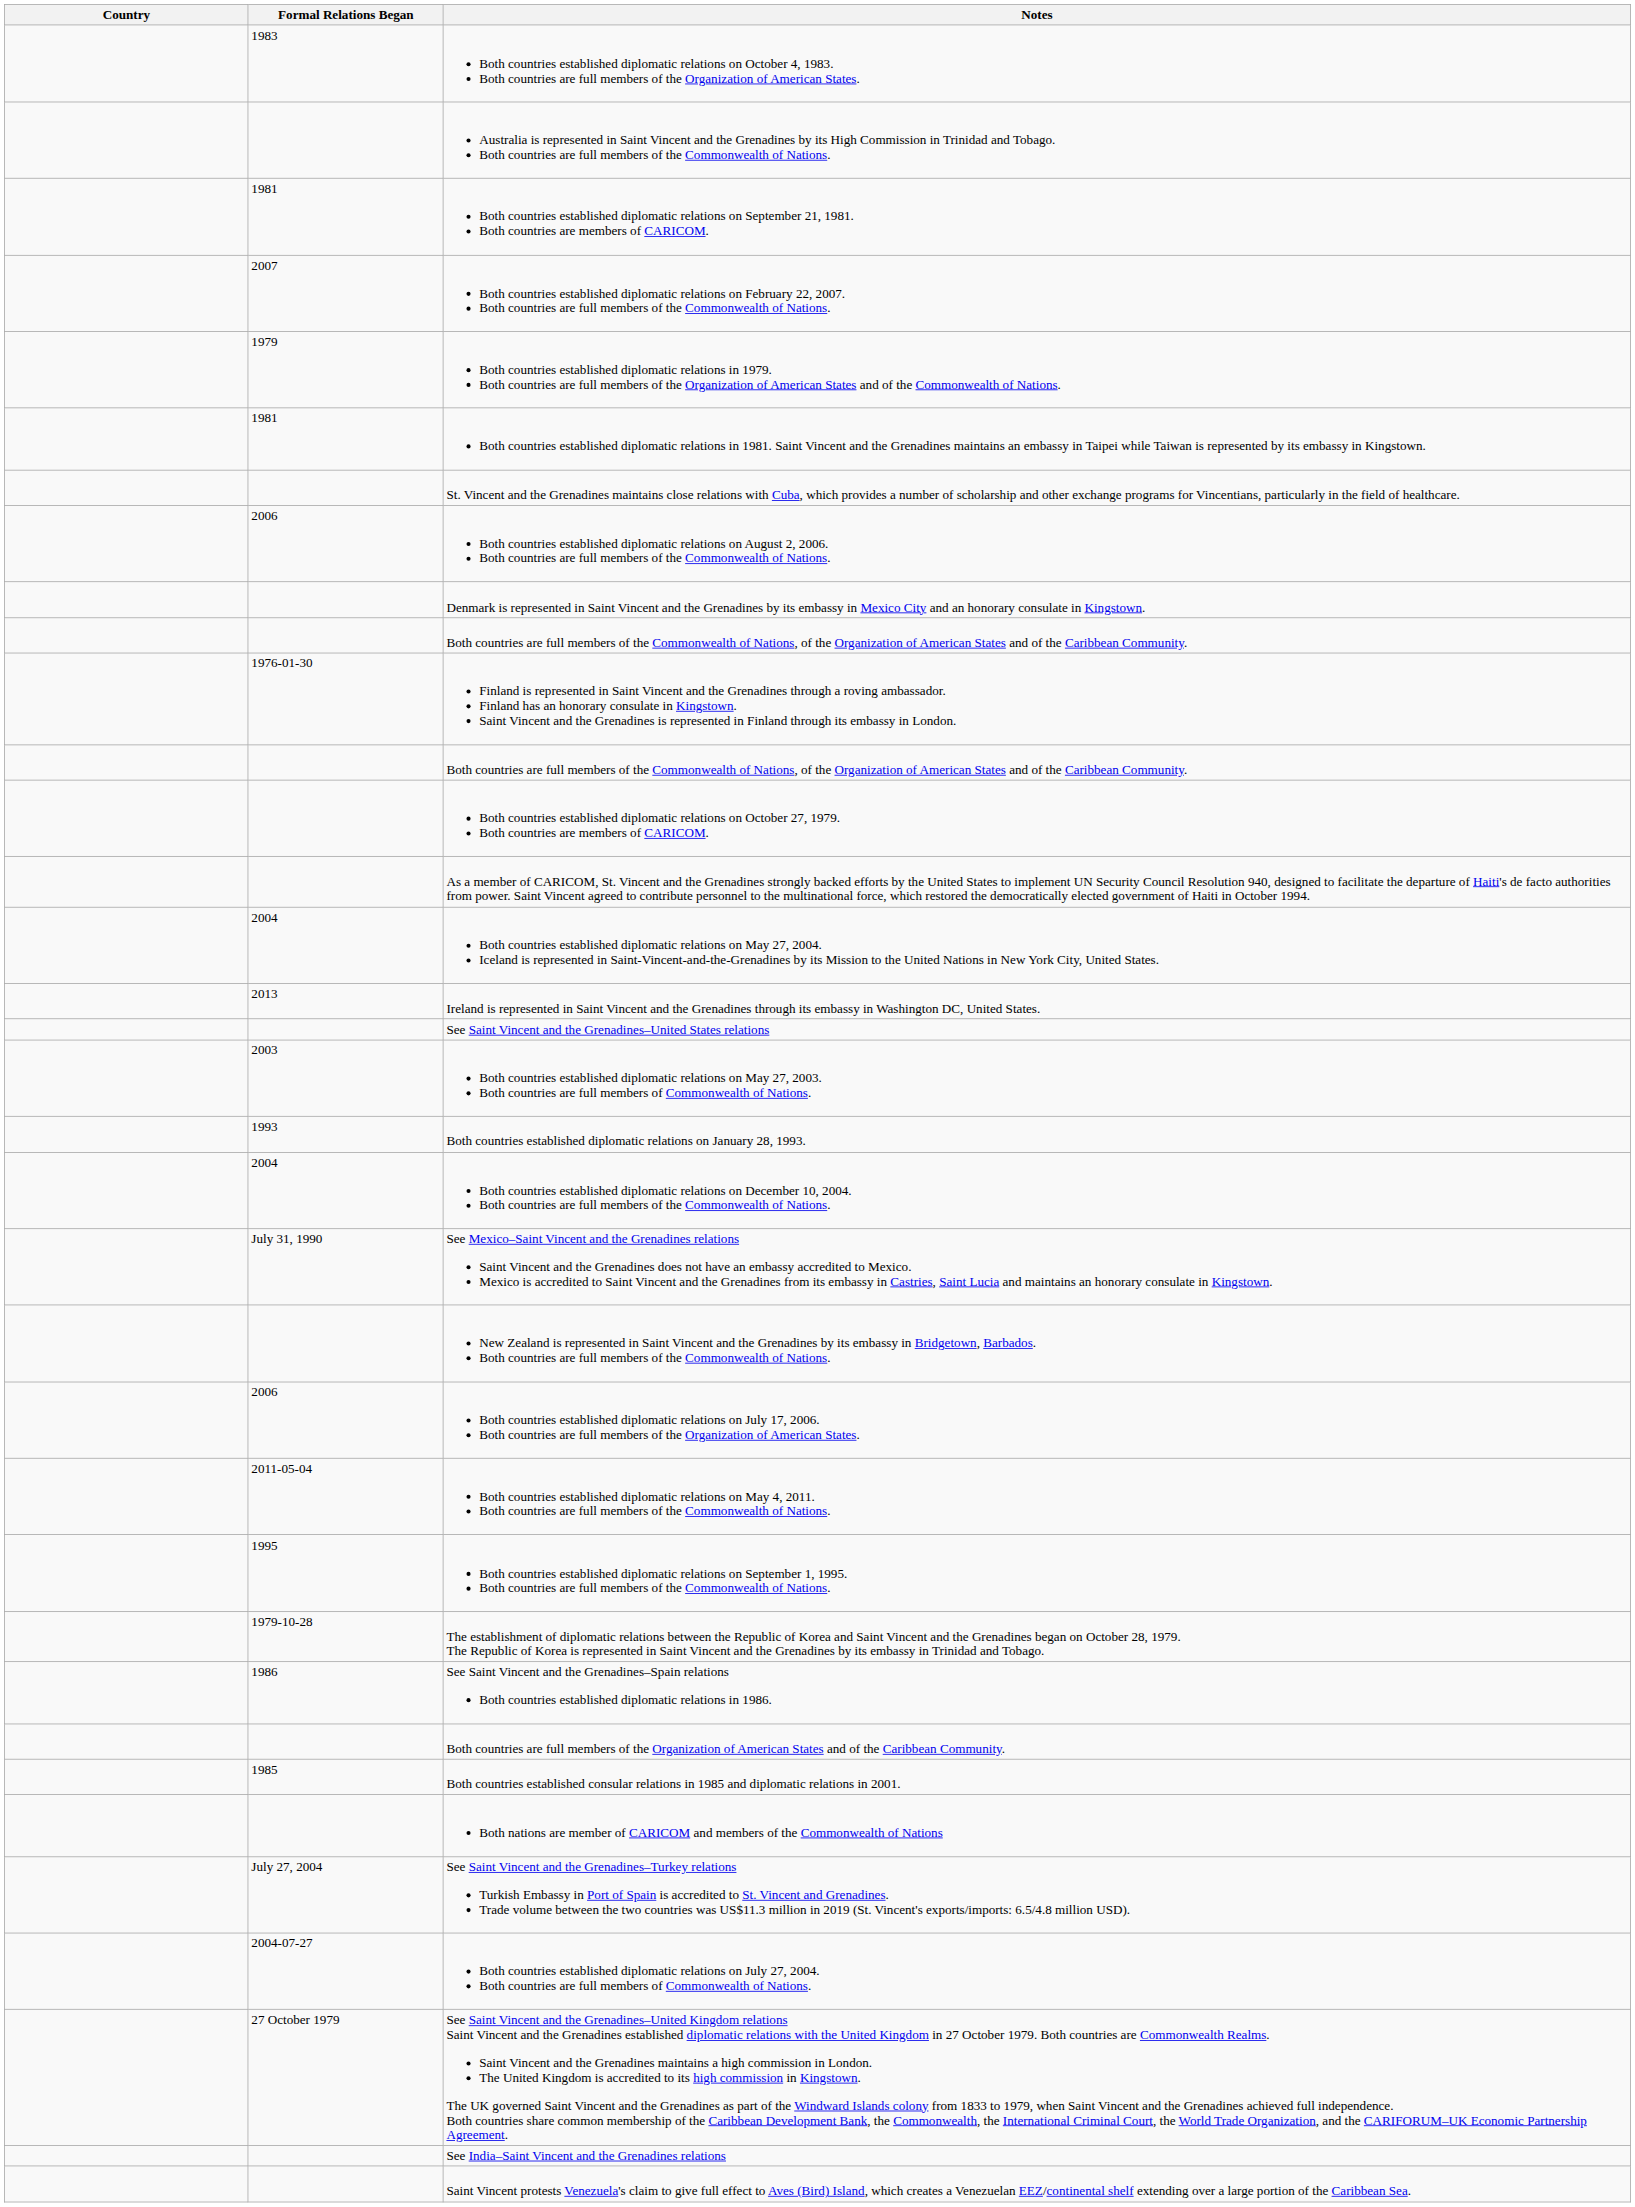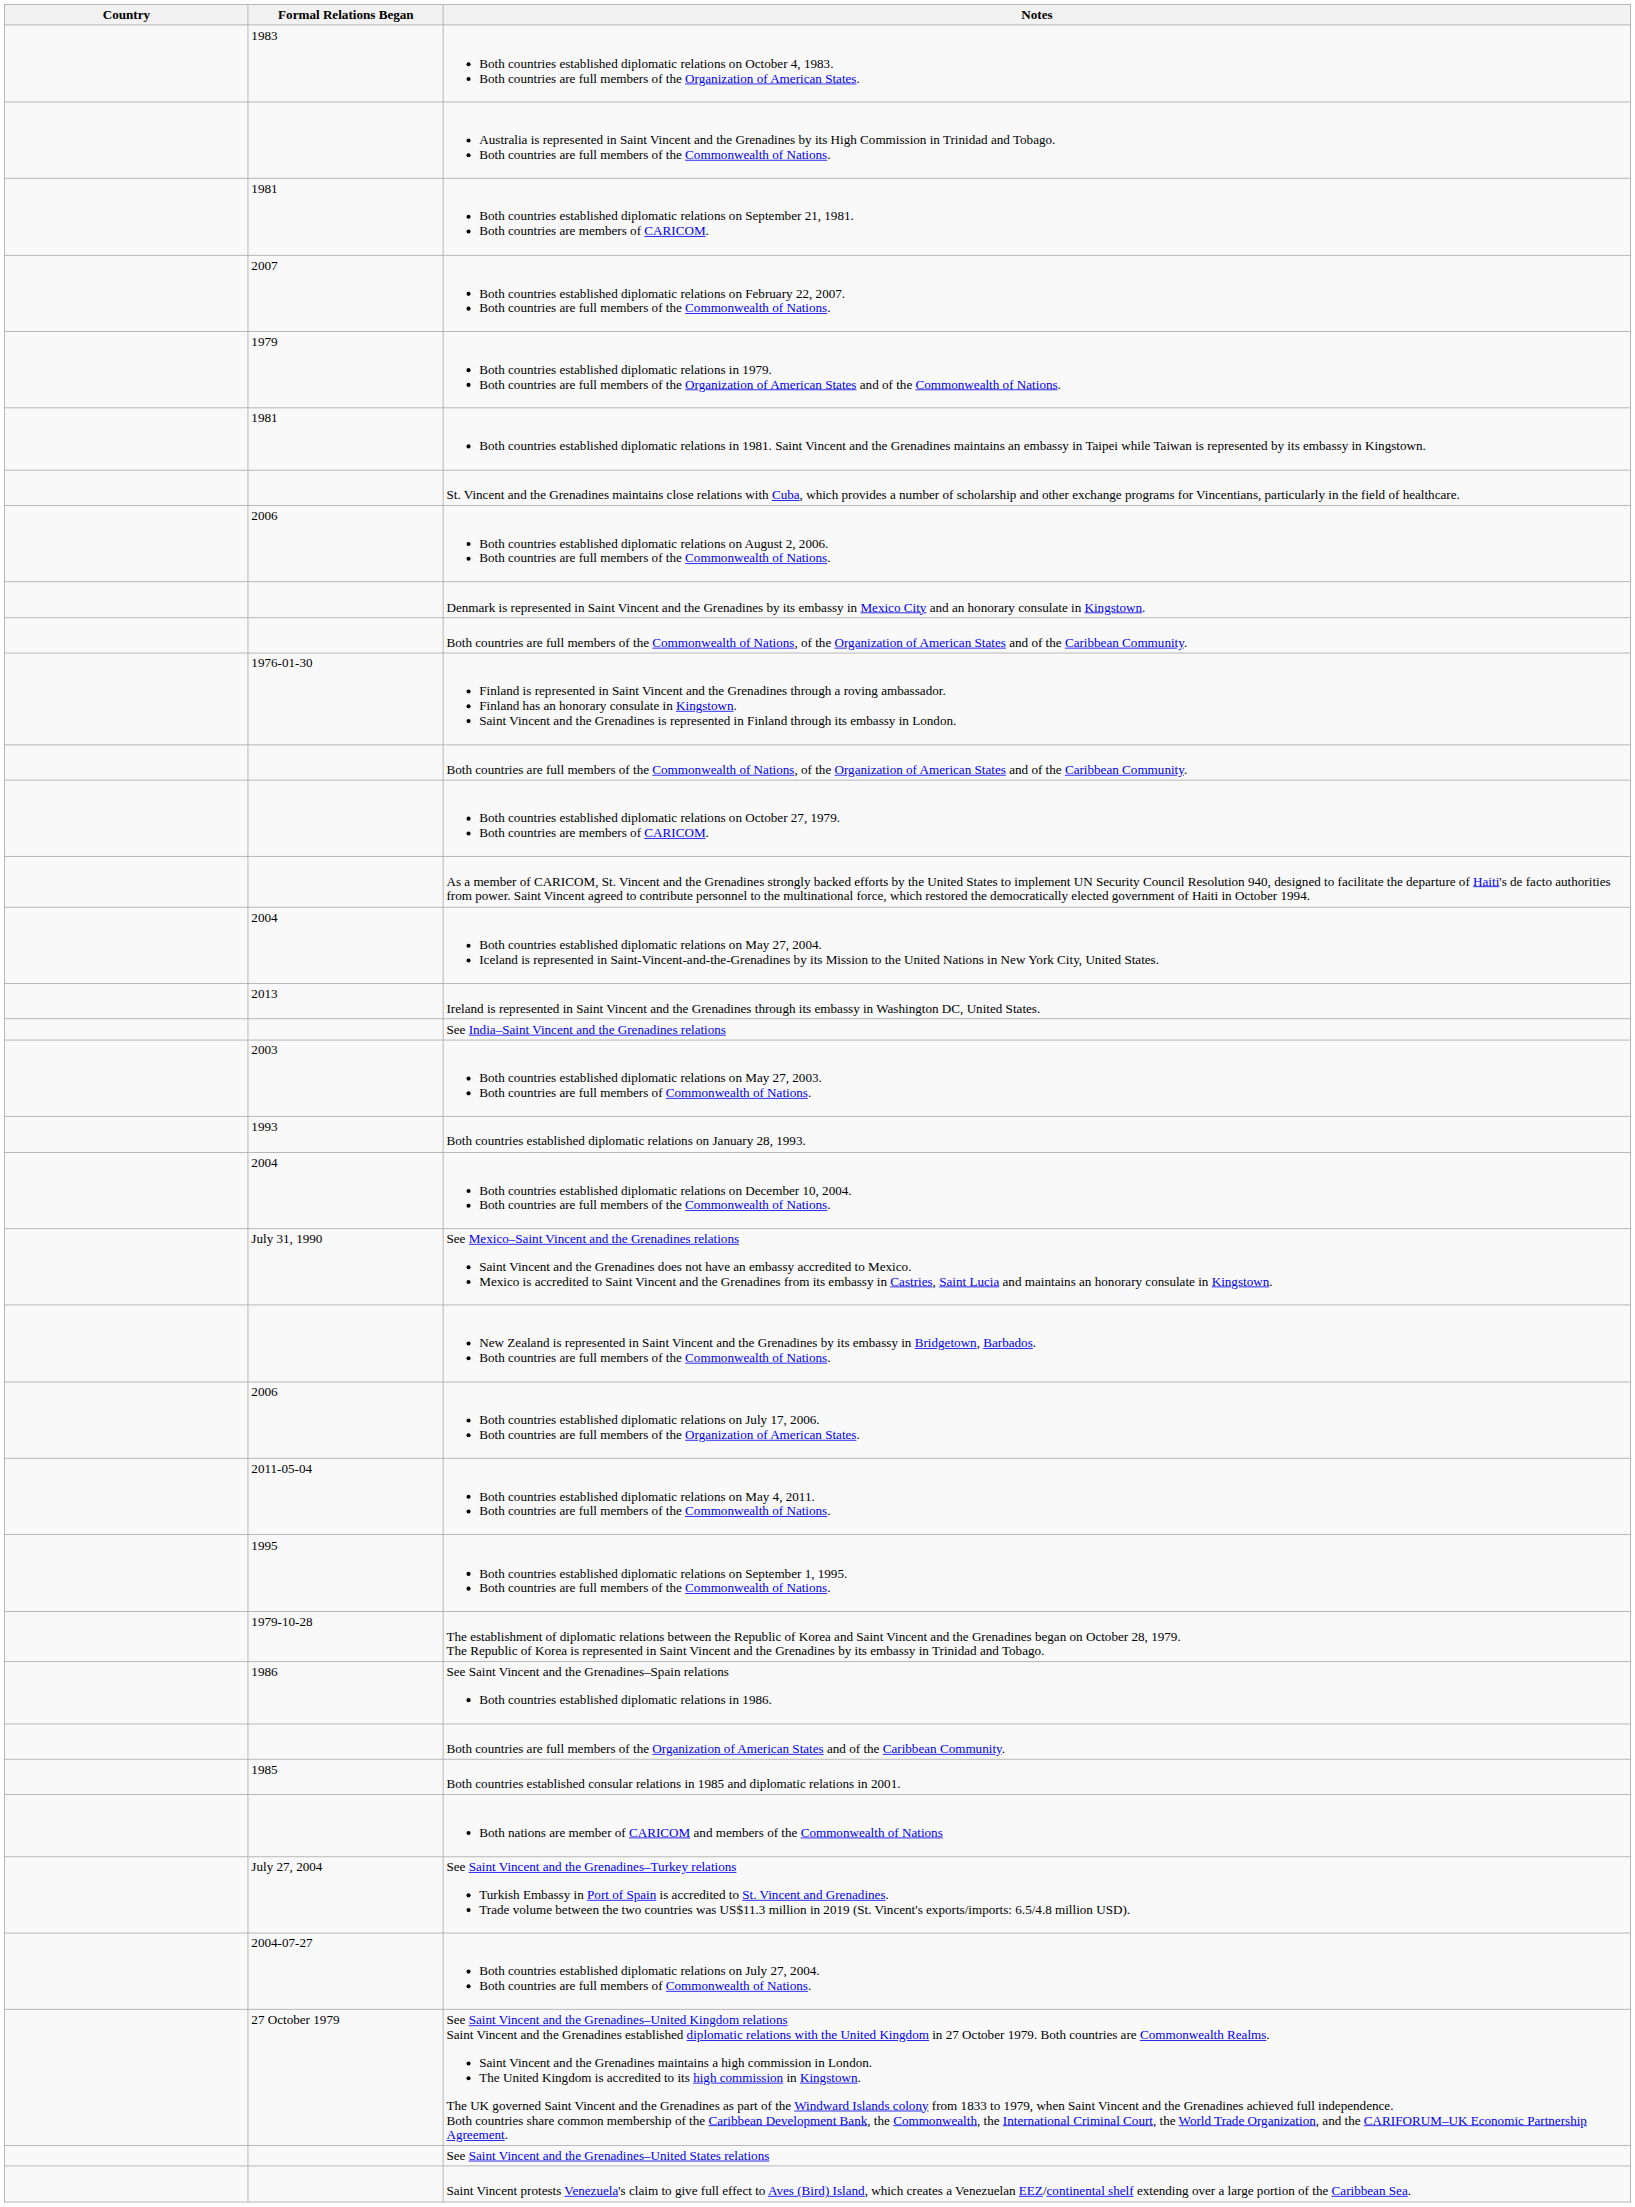rows swapped: (346, 2156) <-> (346, 1029)
